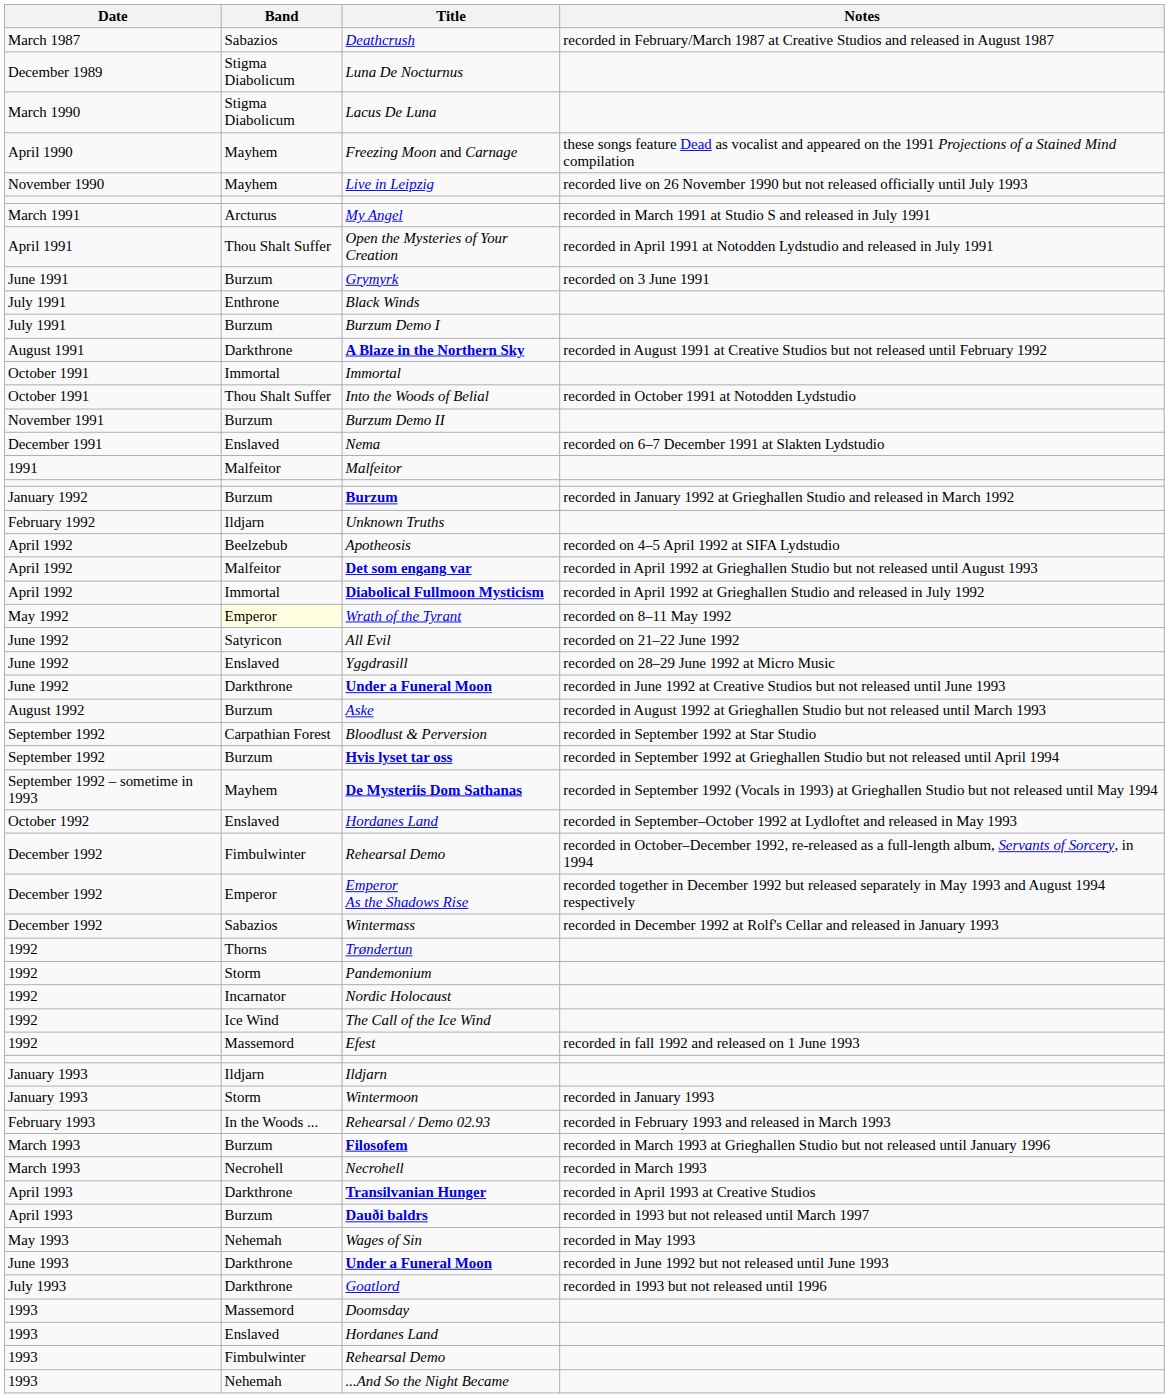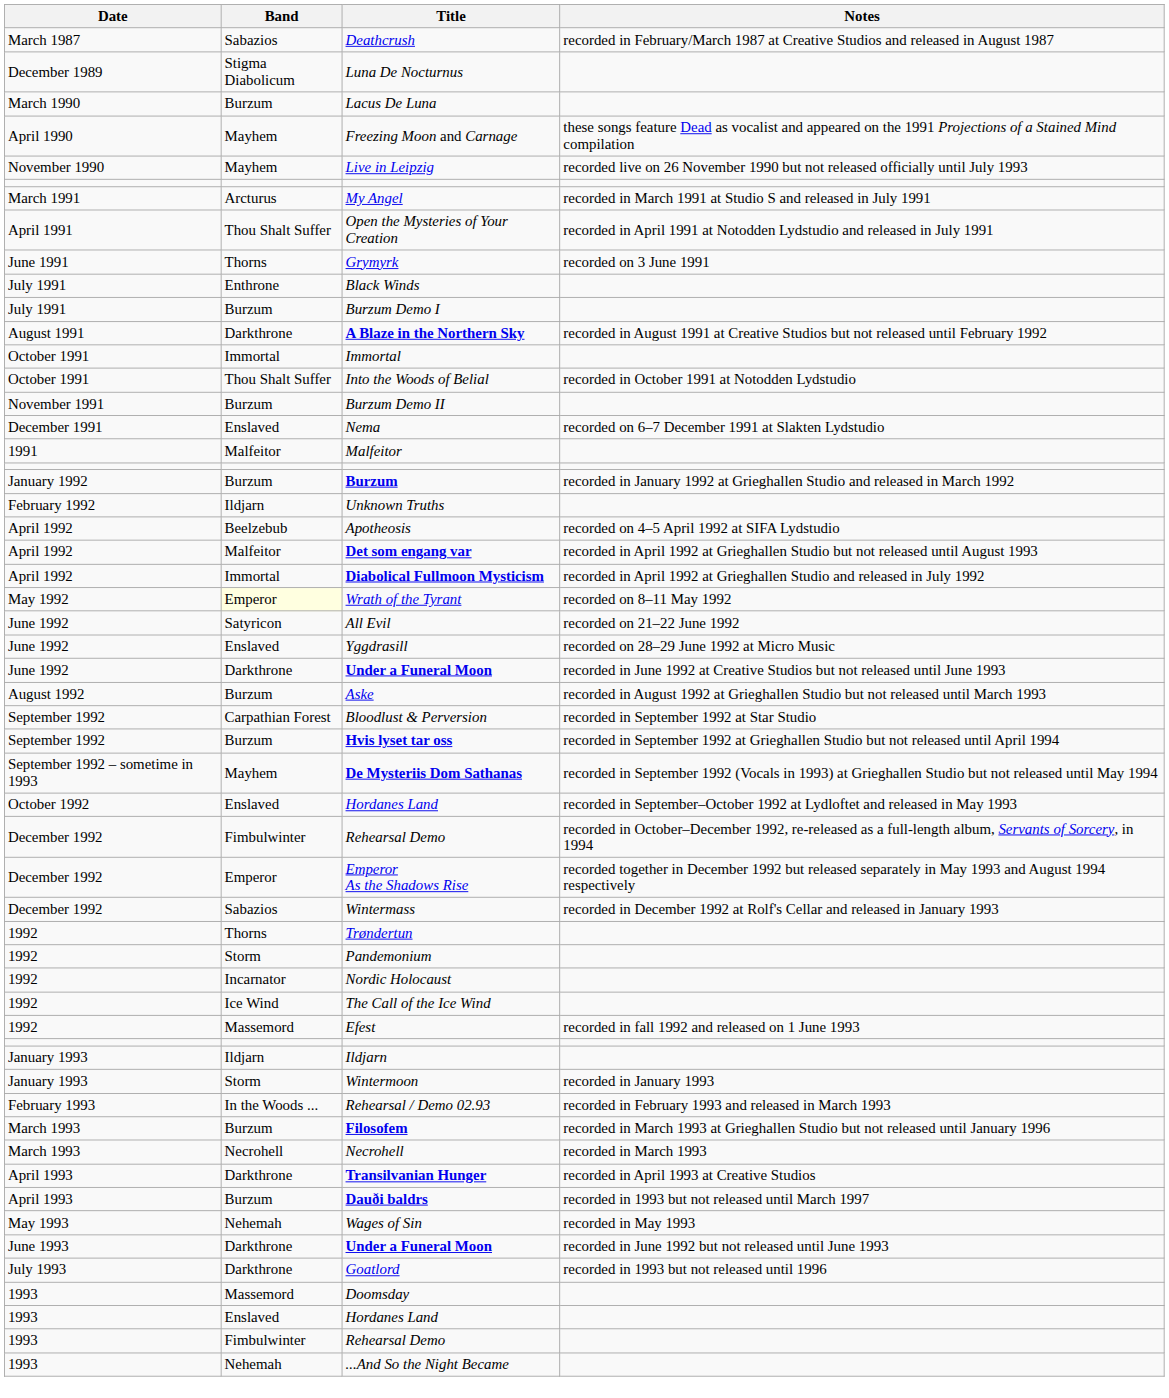(260, 112) Stigma Diabolicum -> (249, 103) Burzum
(249, 278) Burzum -> (246, 262) Thorns
